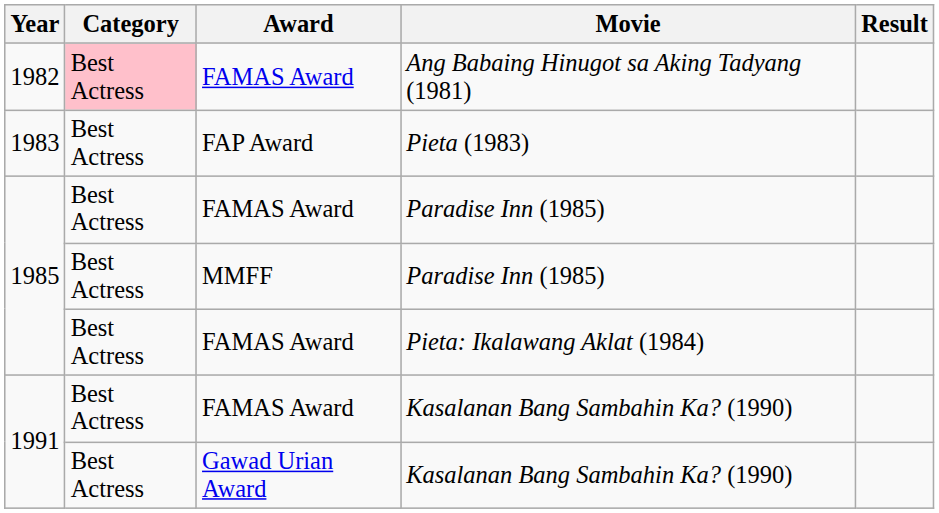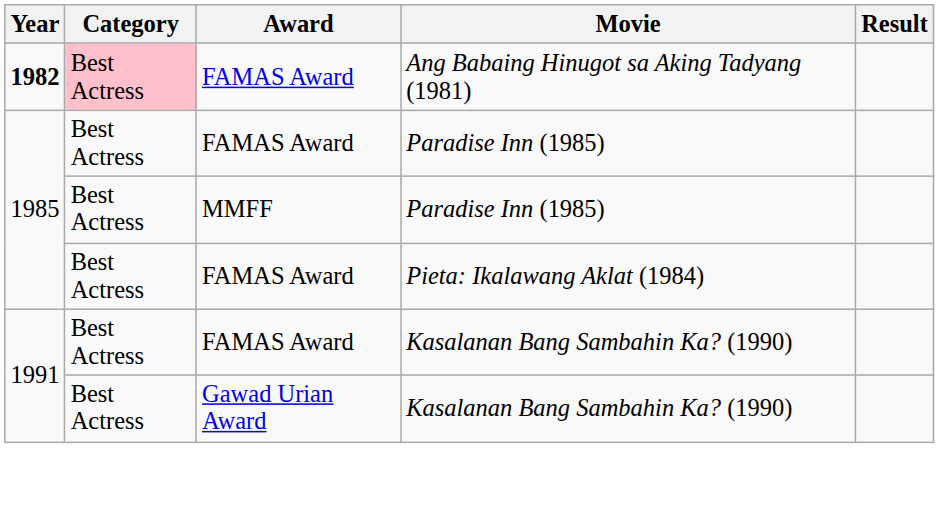(35, 76) normal -> (35, 76) bold
- row: (258, 142)
